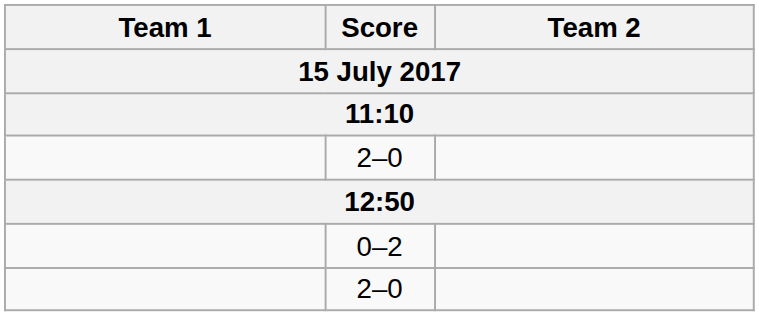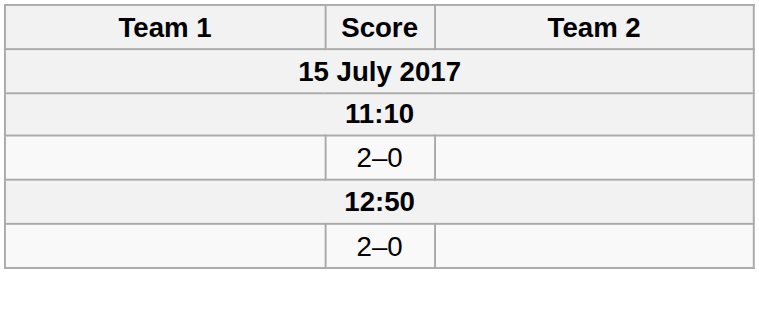- row: (165, 246)
